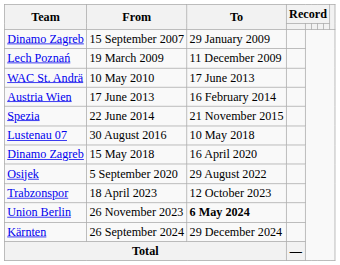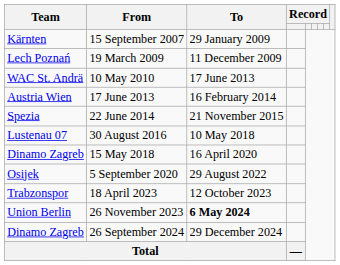(46, 39) Dinamo Zagreb -> (27, 39) Kärnten
(27, 231) Kärnten -> (46, 231) Dinamo Zagreb
